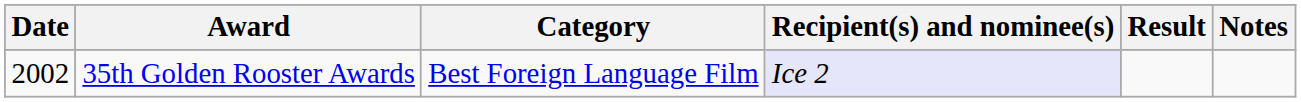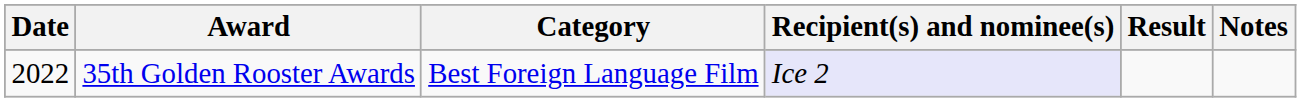(40, 73) 2002 -> (40, 73) 2022
